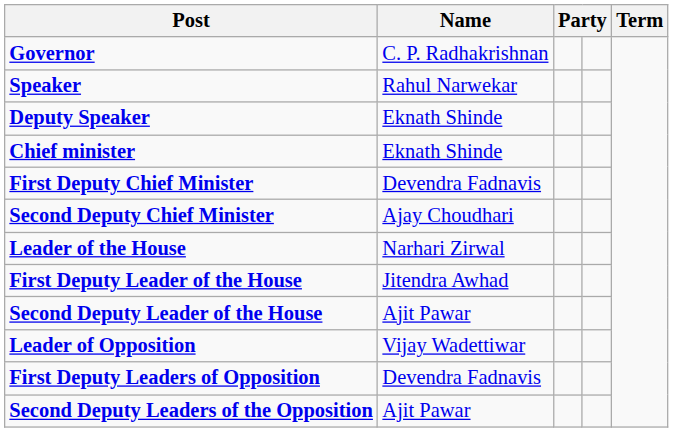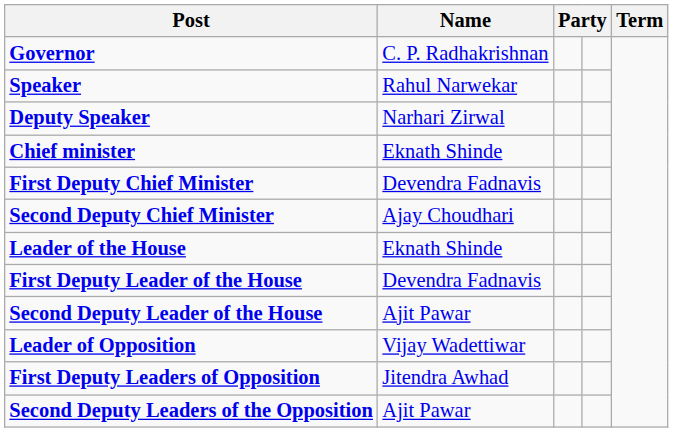(442, 118) Eknath Shinde -> (443, 118) Narhari Zirwal
(443, 248) Narhari Zirwal -> (442, 248) Eknath Shinde
(445, 280) Jitendra Awhad -> (462, 280) Devendra Fadnavis
(462, 378) Devendra Fadnavis -> (445, 378) Jitendra Awhad
